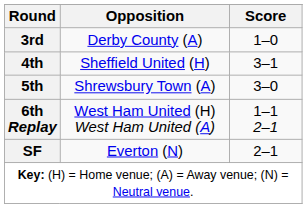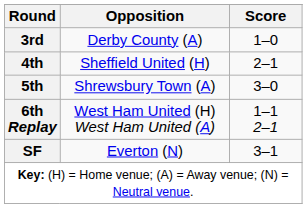(266, 63) 3–1 -> (266, 63) 2–1
(266, 151) 2–1 -> (266, 151) 3–1
